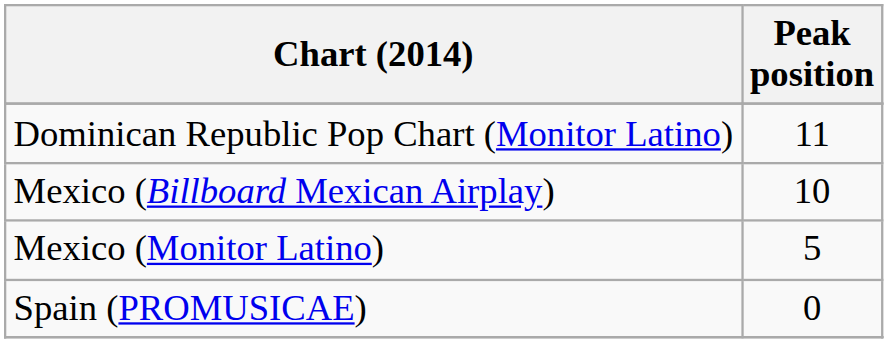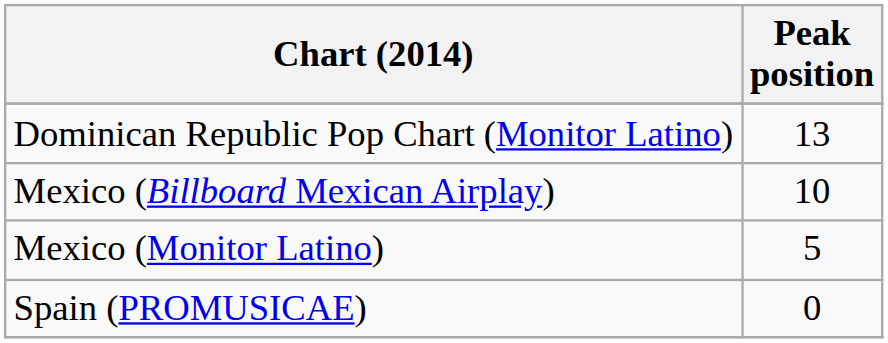(812, 132) 11 -> (812, 132) 13
